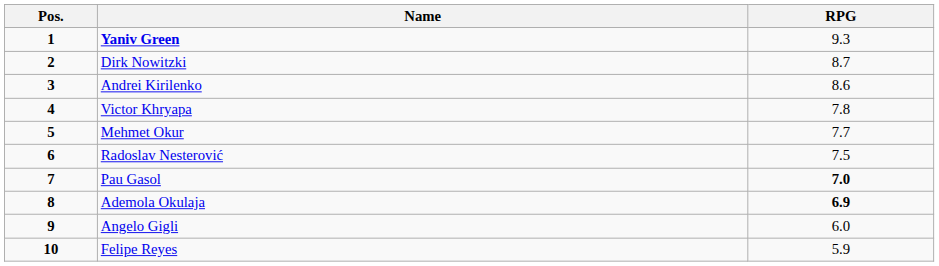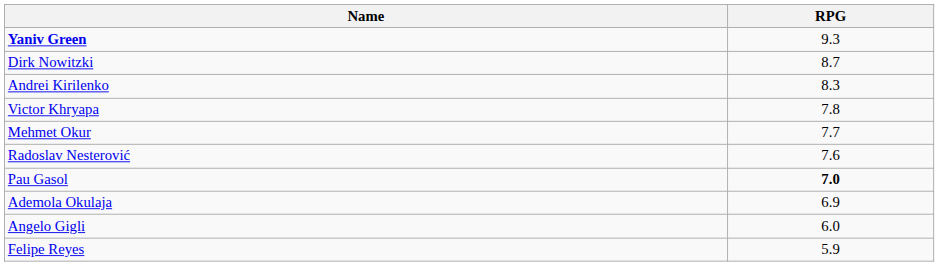- column: (51, 16)
(841, 86) 8.6 -> (831, 86) 8.3
(841, 156) 7.5 -> (831, 156) 7.6
(841, 202) bold -> (831, 202) normal
